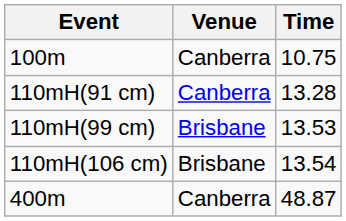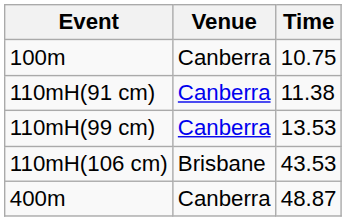(309, 92) 13.28 -> (308, 92) 11.38
(222, 127) Brisbane -> (224, 127) Canberra
(309, 163) 13.54 -> (309, 163) 43.53
